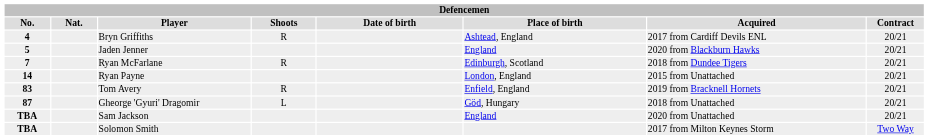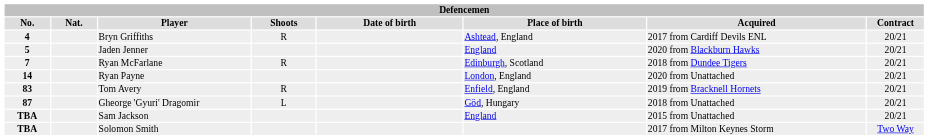(691, 76) 2015 from Unattached -> (691, 76) 2020 from Unattached
(691, 116) 2020 from Unattached -> (691, 116) 2015 from Unattached
